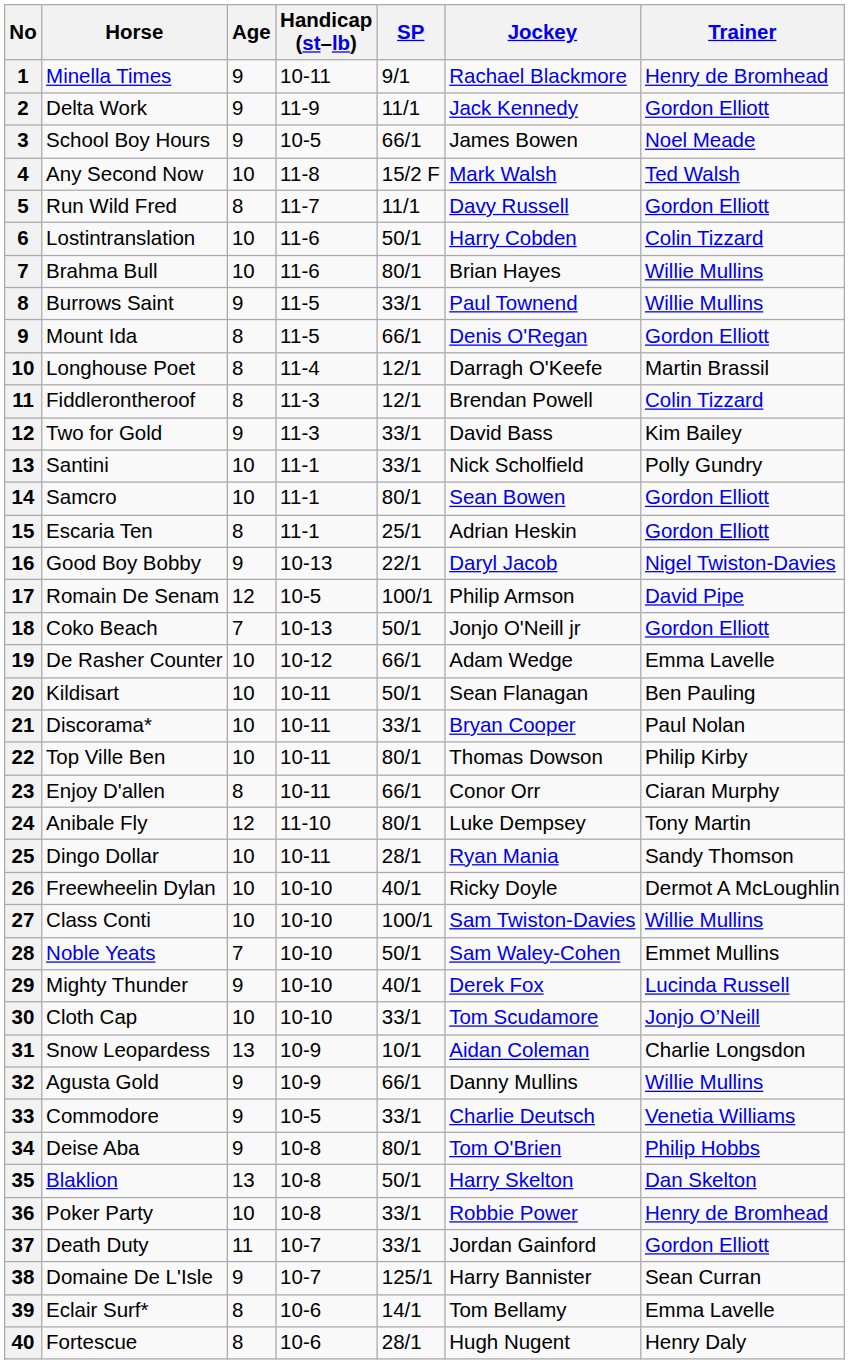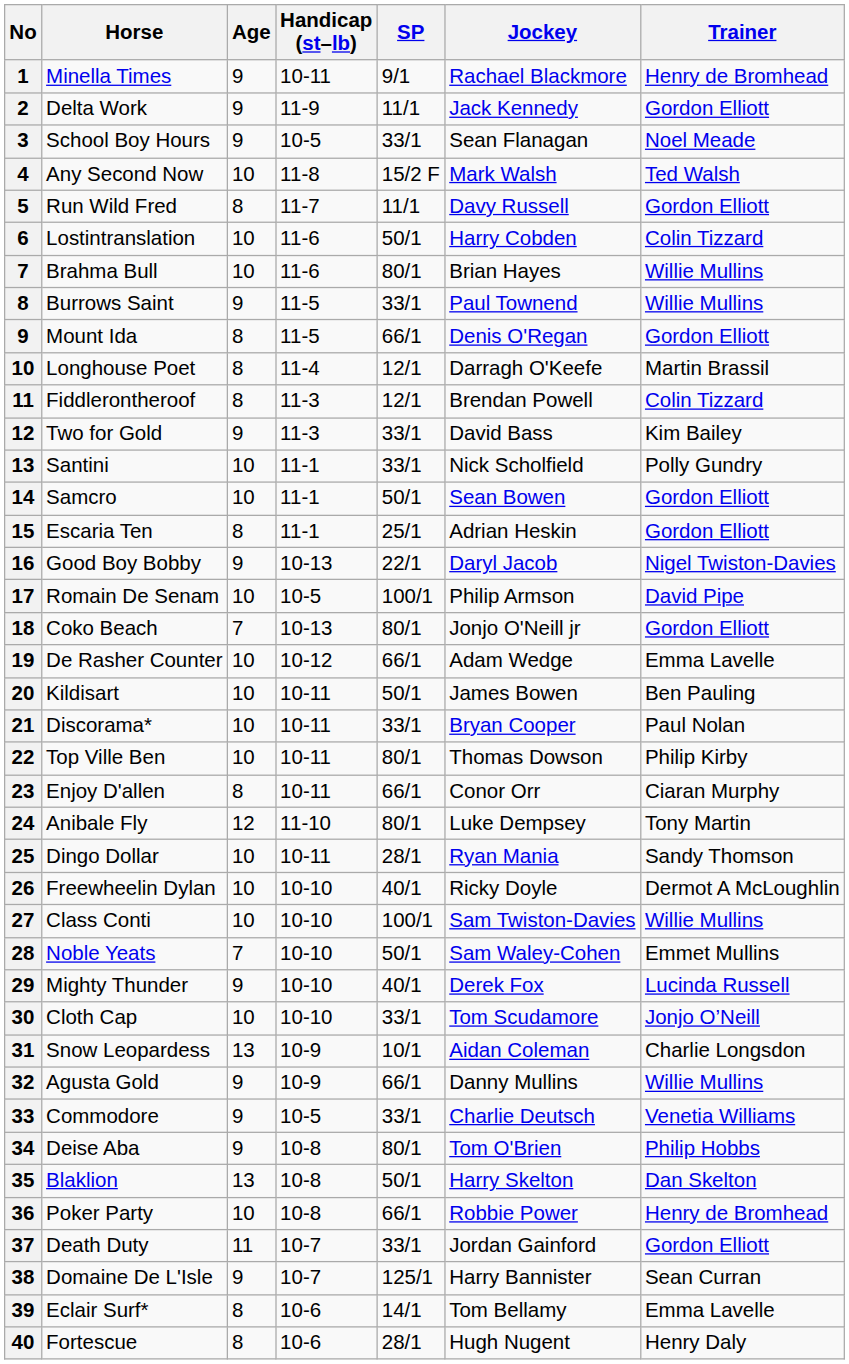(402, 141) 66/1 -> (402, 141) 33/1
(514, 141) James Bowen -> (519, 141) Sean Flanagan
(402, 498) 80/1 -> (402, 498) 50/1
(243, 595) 12 -> (243, 595) 10
(402, 628) 50/1 -> (402, 628) 80/1
(519, 693) Sean Flanagan -> (514, 693) James Bowen
(402, 1213) 33/1 -> (402, 1213) 66/1
